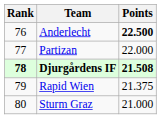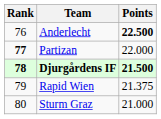(20, 50) normal -> (20, 50) bold
(137, 68) 21.508 -> (137, 68) 21.500
